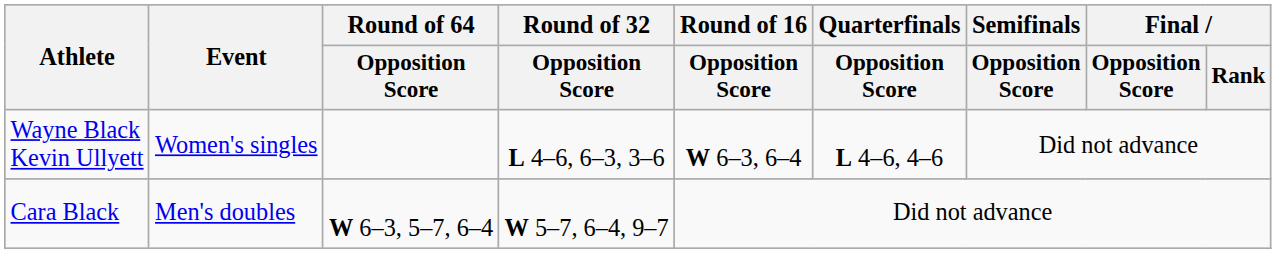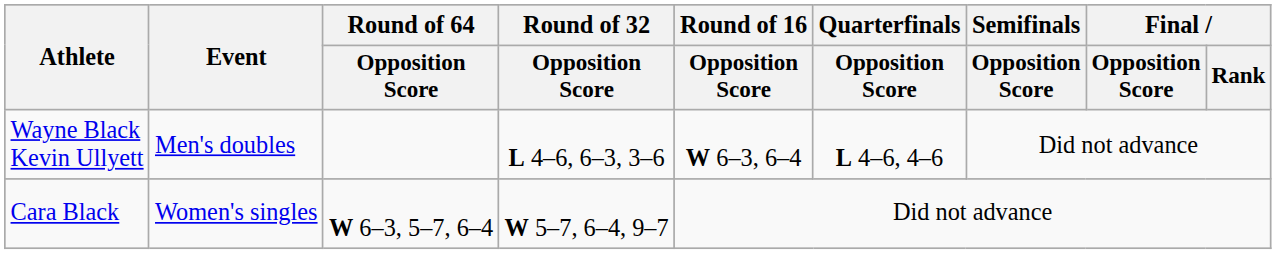(236, 144) Women's singles -> (225, 144) Men's doubles
(225, 213) Men's doubles -> (236, 213) Women's singles
